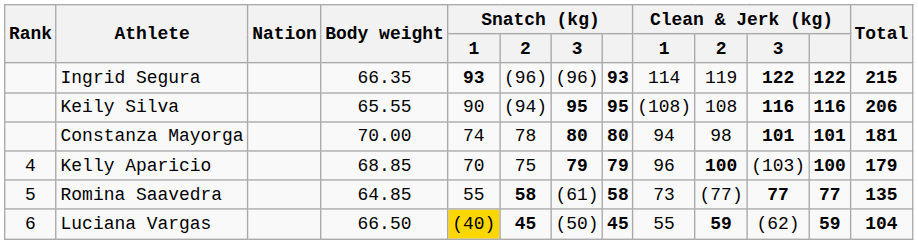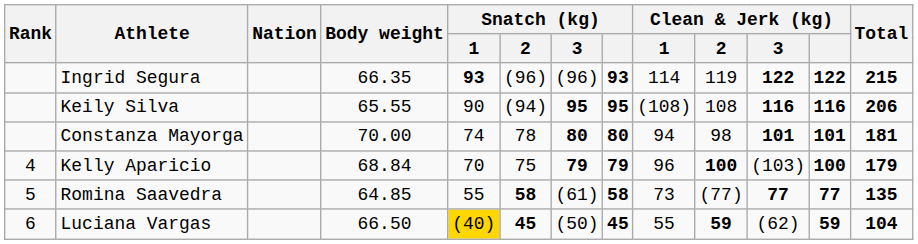(385, 166) 68.85 -> (385, 166) 68.84
